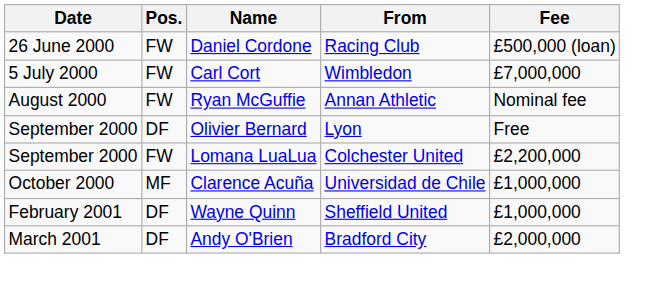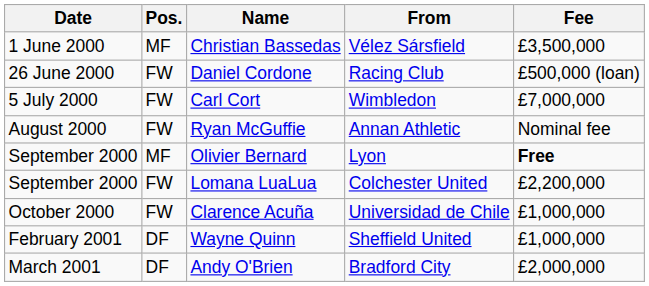+ row: (266, 45)
(157, 128) DF -> (158, 156) MF
(511, 128) normal -> (536, 156) bold
(158, 184) MF -> (159, 211) FW
